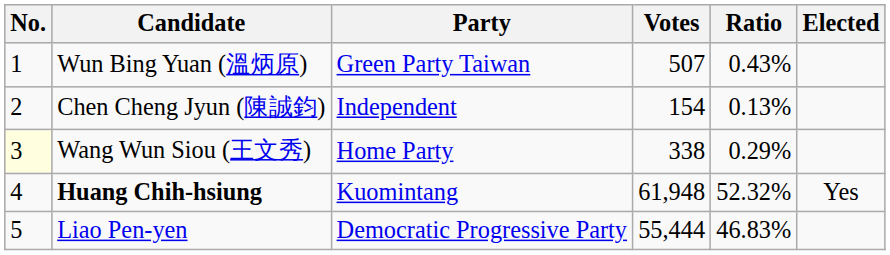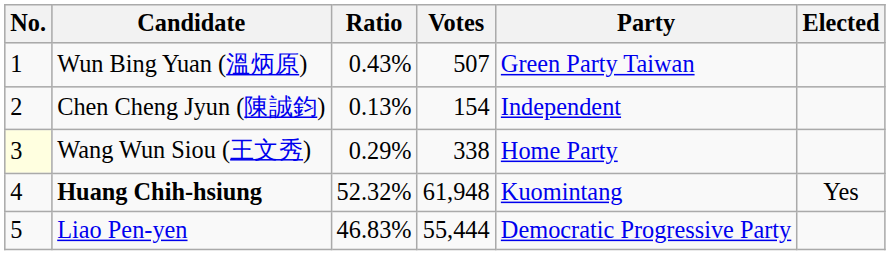columns swapped: (482, 23) <-> (754, 23)
